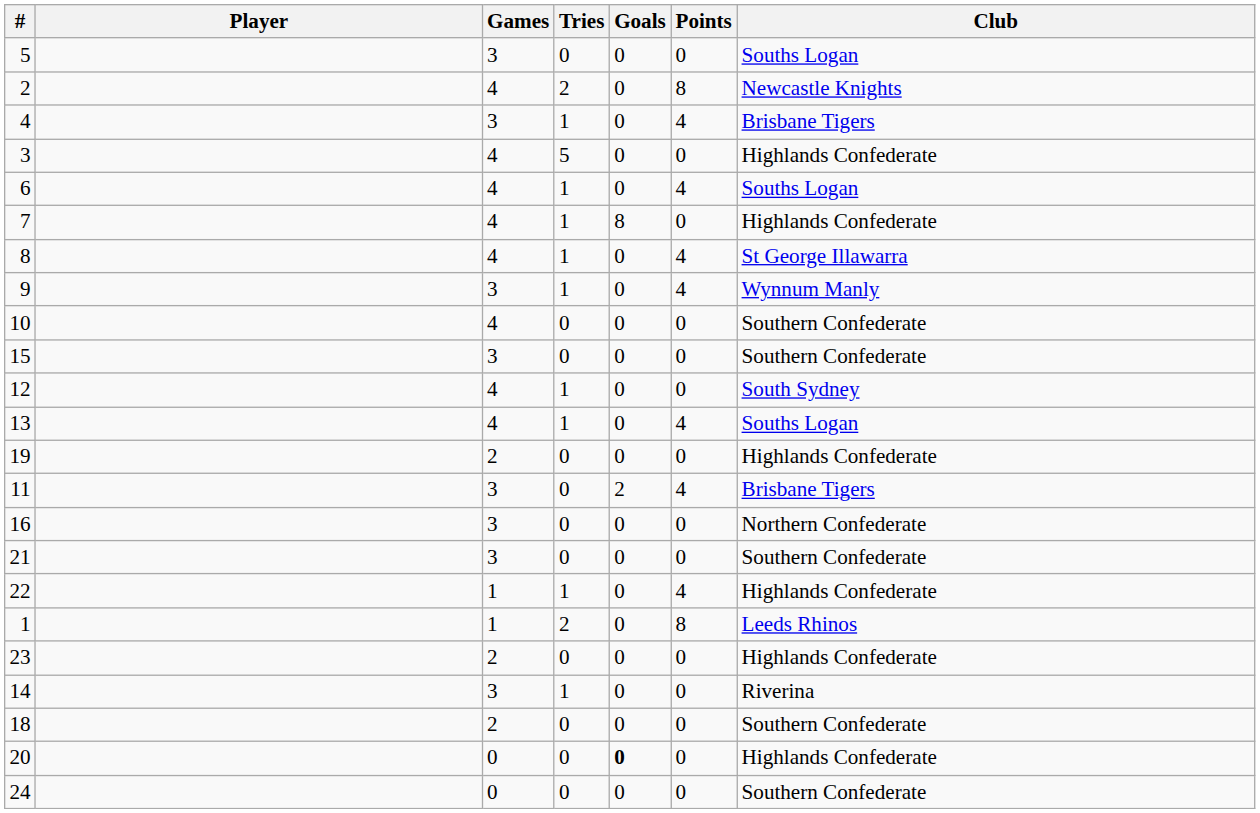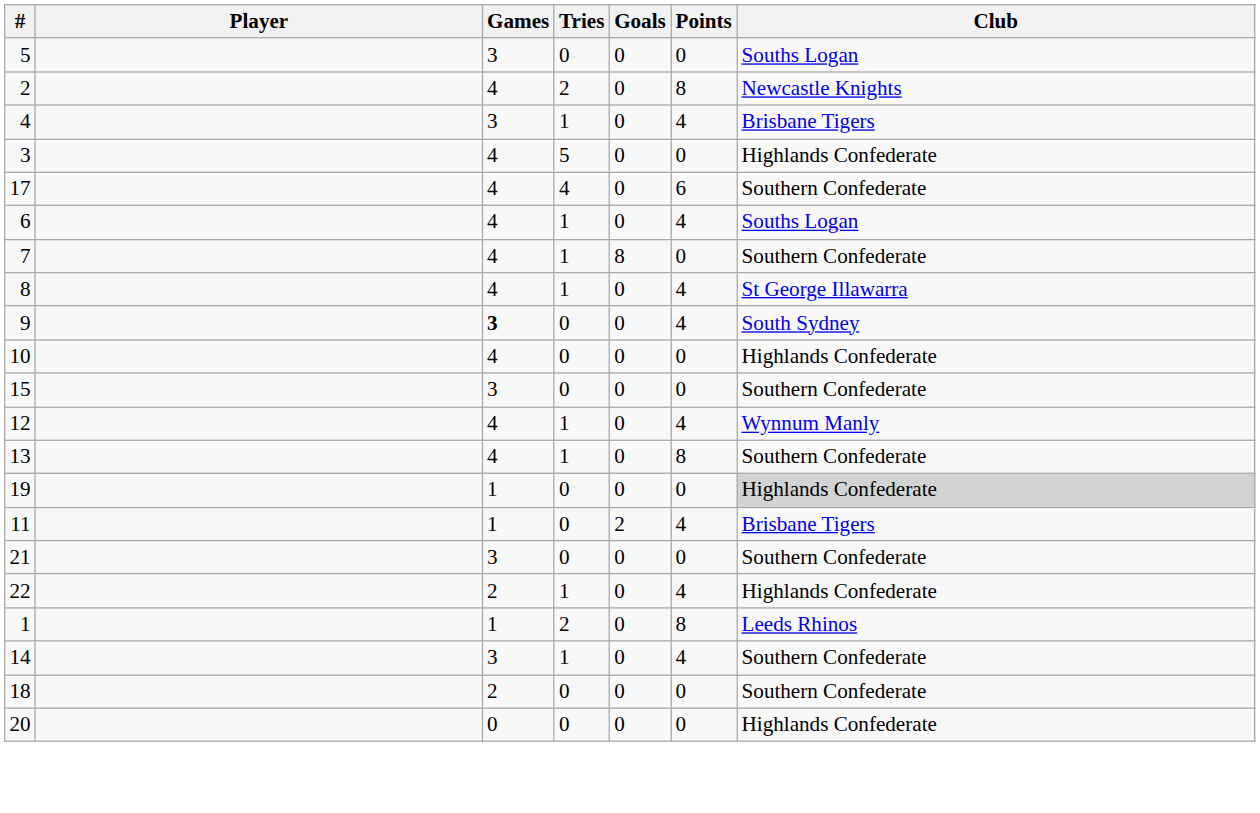+ row: (20, 188)
(839, 222) Highlands Confederate -> (834, 255) Southern Confederate
(492, 289) normal -> (492, 322) bold
(564, 289) 1 -> (564, 322) 0
(810, 289) Wynnum Manly -> (801, 322) South Sydney
(834, 322) Southern Confederate -> (839, 356) Highlands Confederate
(681, 389) 0 -> (681, 423) 4
(801, 389) South Sydney -> (810, 423) Wynnum Manly
(681, 423) 4 -> (681, 456) 8
(800, 423) Souths Logan -> (834, 456) Southern Confederate
(492, 456) 2 -> (492, 490) 1
(839, 456) no background -> (839, 490) lightgrey background
(492, 490) 3 -> (492, 523) 1
- row: (20, 523)
(492, 590) 1 -> (492, 590) 2
- row: (20, 657)
(681, 691) 0 -> (681, 657) 4
(778, 691) Riverina -> (834, 657) Southern Confederate
(619, 758) bold -> (619, 724) normal
- row: (20, 791)
